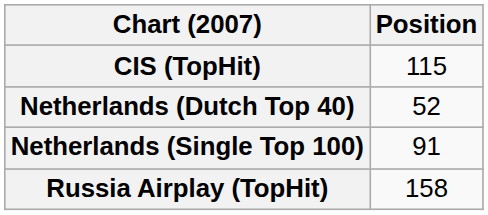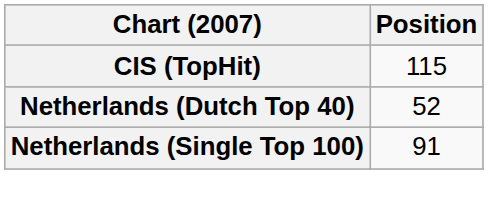- row: (187, 188)
